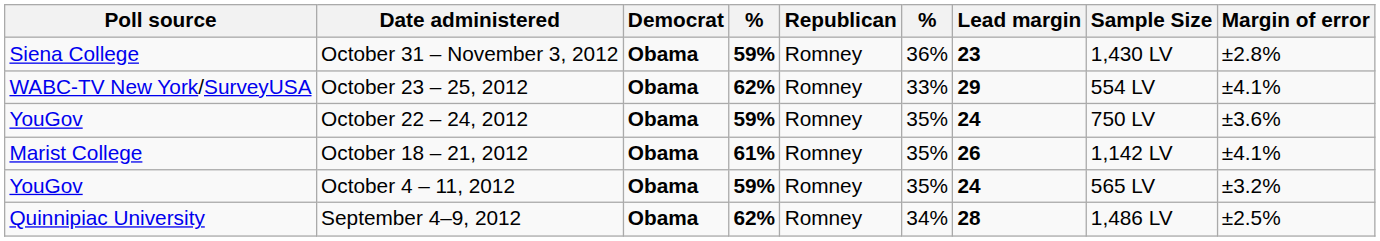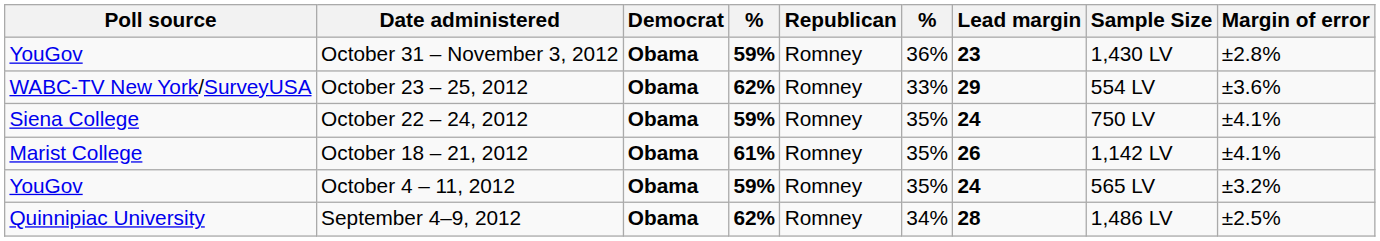(74, 53) Siena College -> (46, 53) YouGov
(1251, 86) ±4.1% -> (1251, 86) ±3.6%
(46, 119) YouGov -> (74, 119) Siena College
(1251, 119) ±3.6% -> (1251, 119) ±4.1%
